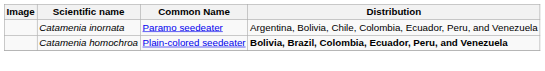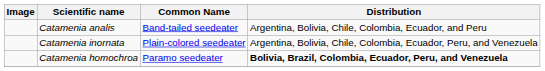+ row: (77, 27)
(183, 27) Paramo seedeater -> (194, 43) Plain-colored seedeater
(194, 43) Plain-colored seedeater -> (183, 58) Paramo seedeater
